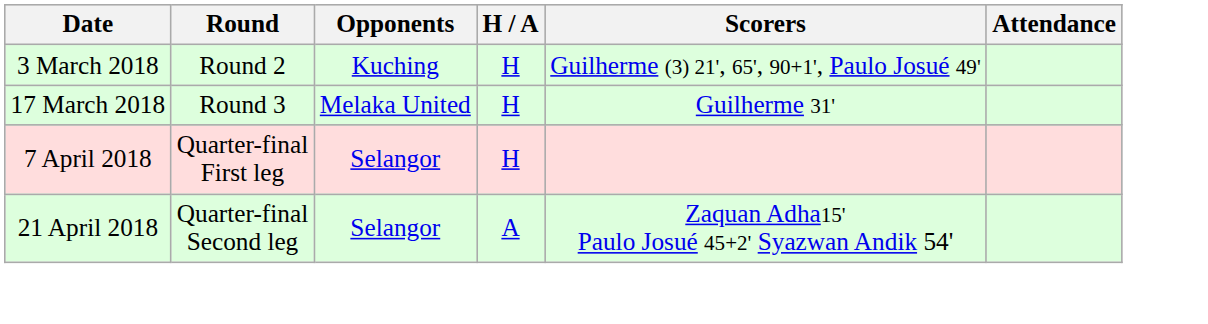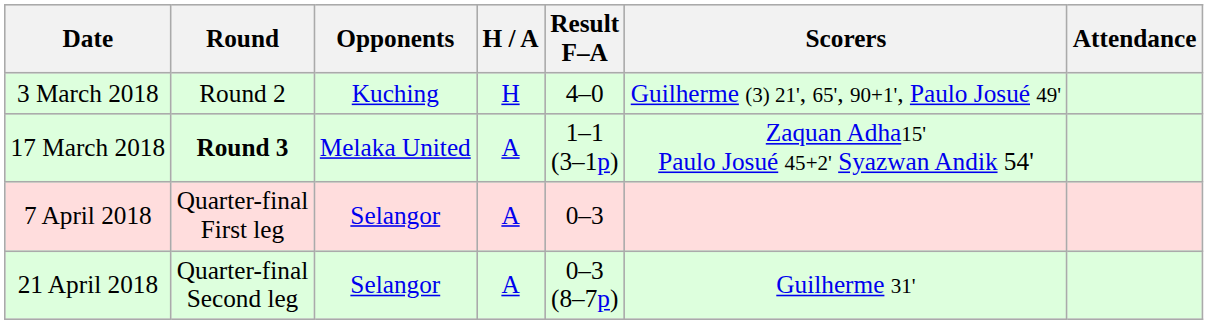+ column: (585, 38)
(242, 104) normal -> (242, 147) bold
(511, 104) H -> (511, 147) A
(765, 104) Guilherme 31' -> (846, 147) Zaquan Adha15' Paulo Josué 45+2' Syazwan Andik 54'
(511, 159) H -> (511, 215) A
(765, 227) Zaquan Adha15' Paulo Josué 45+2' Syazwan Andik 54' -> (846, 284) Guilherme 31'
